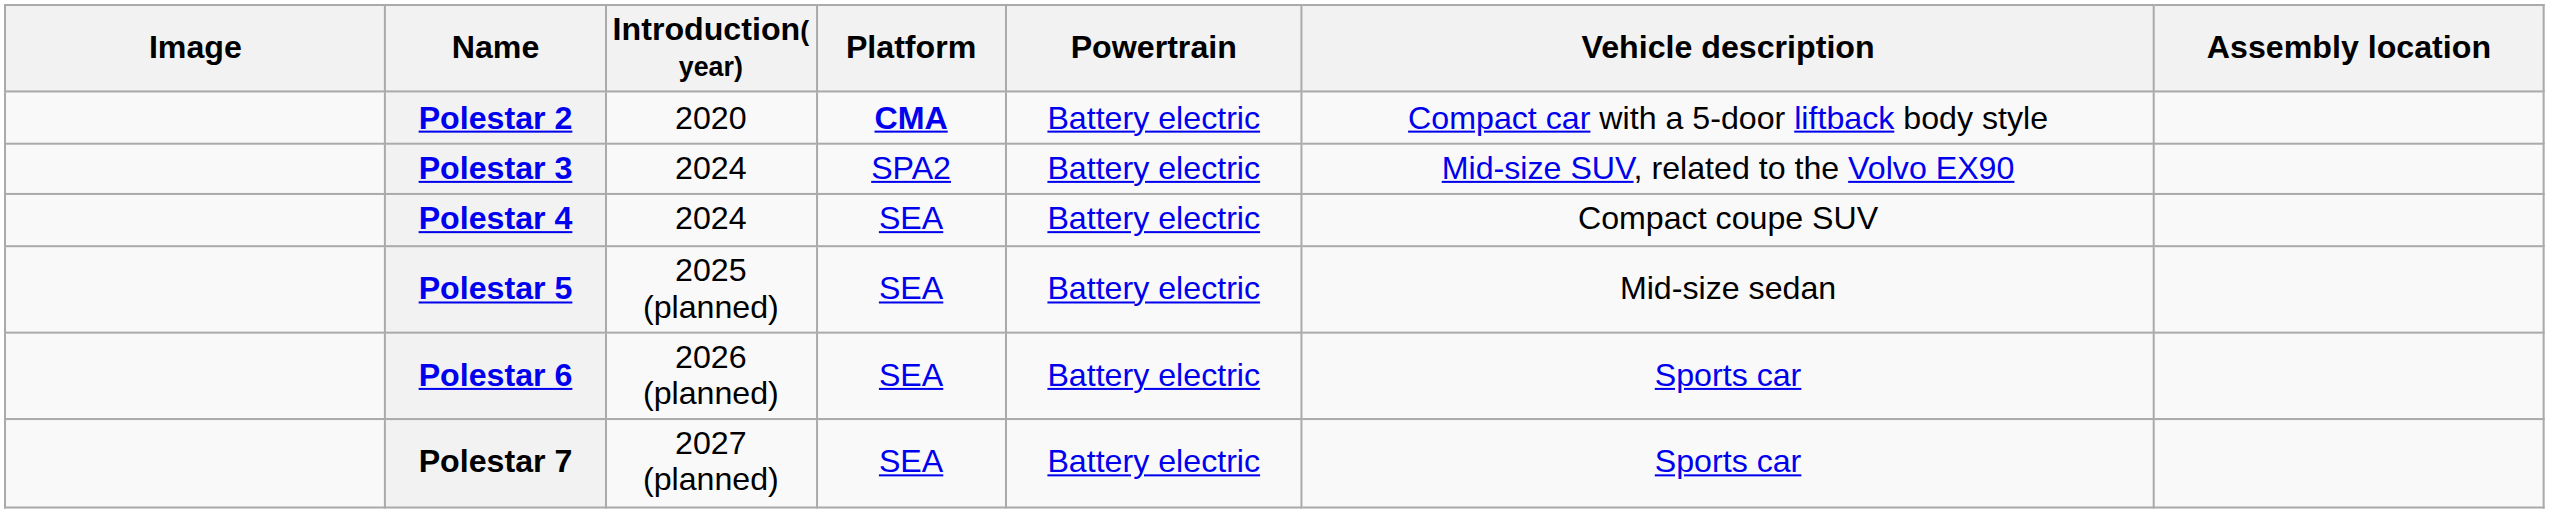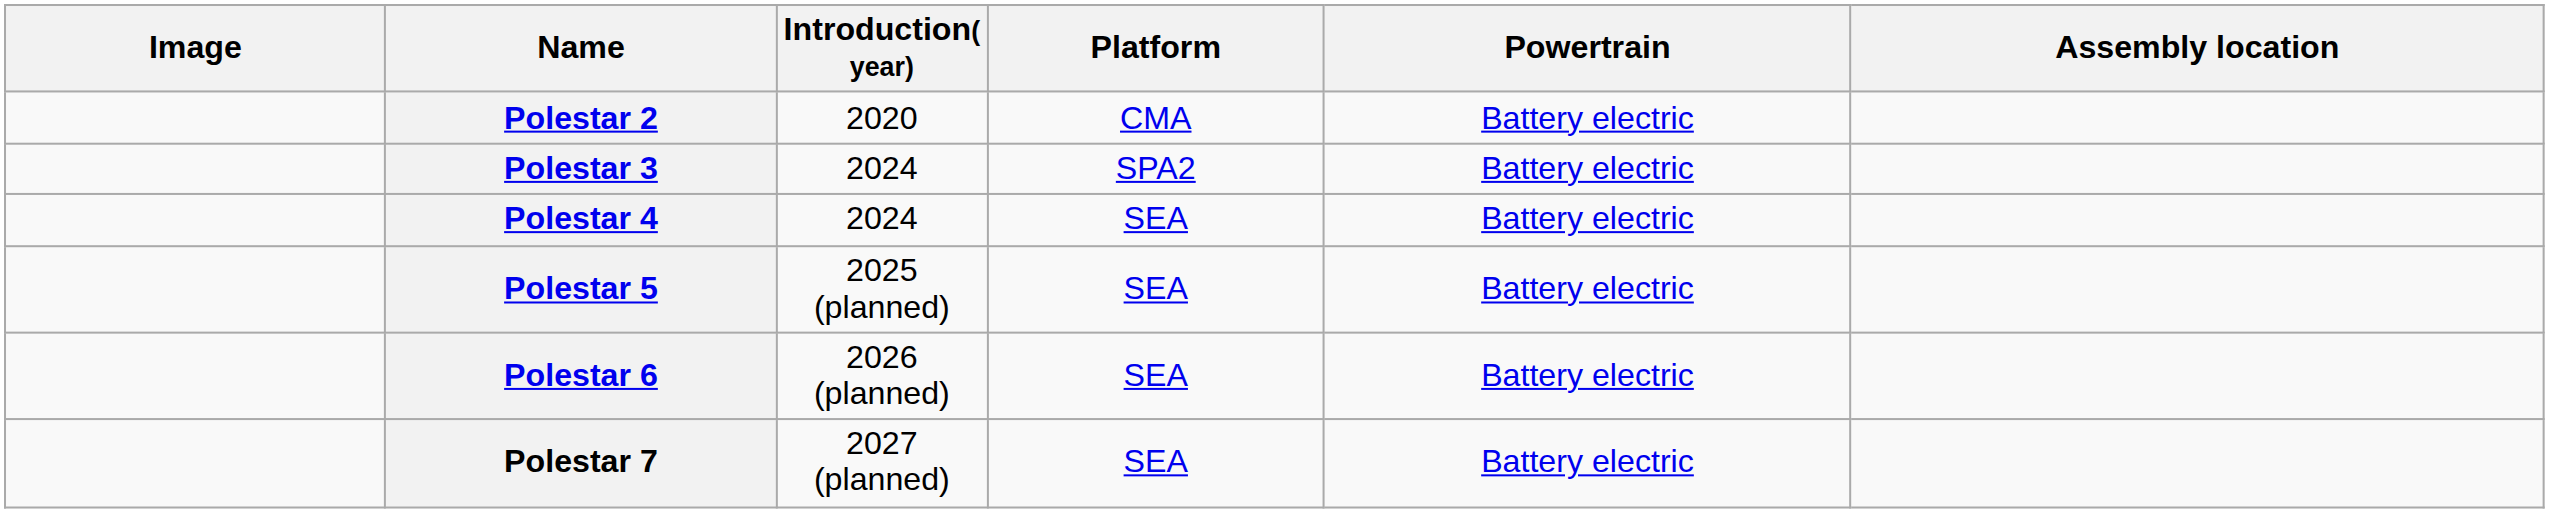- column: (1728, 48)
(911, 117) bold -> (1156, 117) normal
